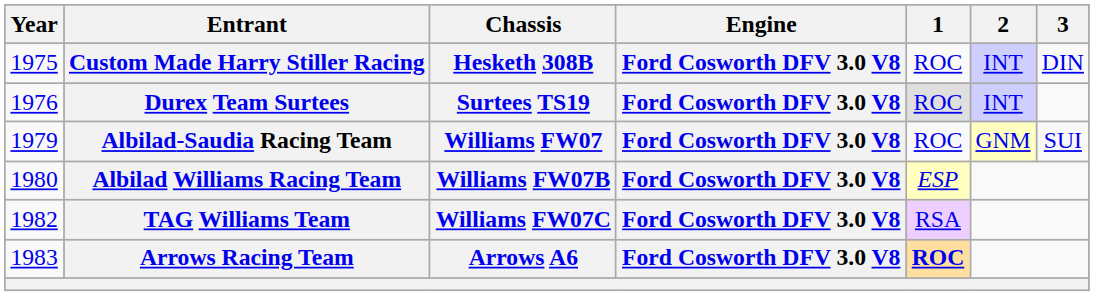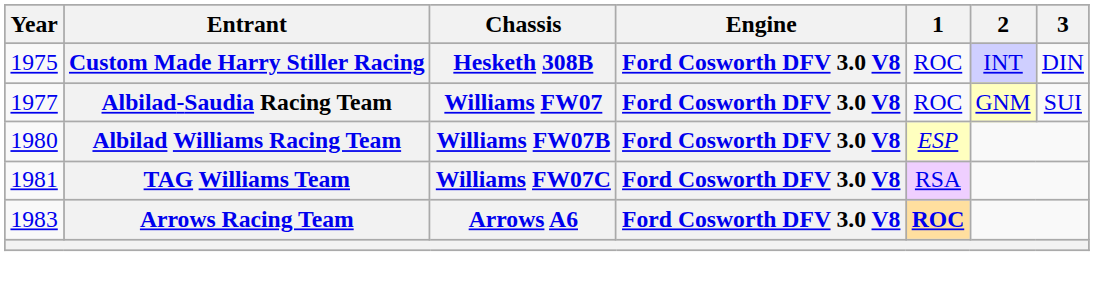- row: (247, 101)
(34, 140) 1979 -> (34, 101) 1977
(34, 218) 1982 -> (34, 179) 1981
